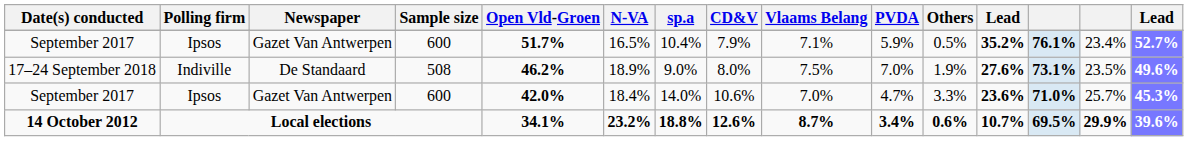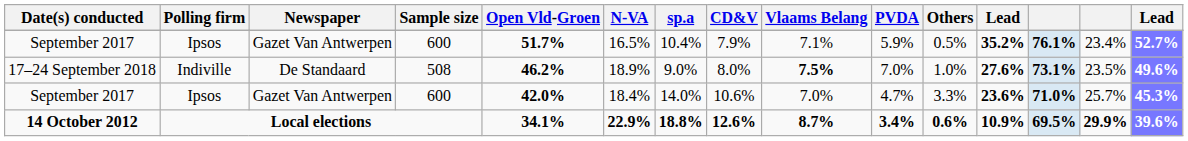(816, 69) normal -> (816, 69) bold
(950, 69) 1.9% -> (950, 69) 1.0%
(629, 122) 23.2% -> (629, 122) 22.9%
(1003, 122) 10.7% -> (1003, 122) 10.9%
